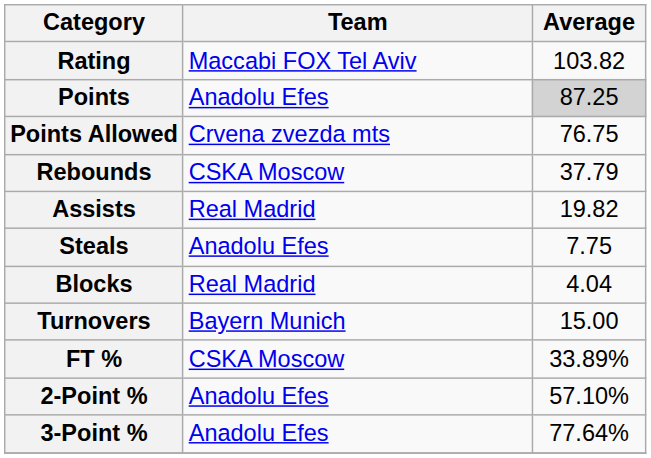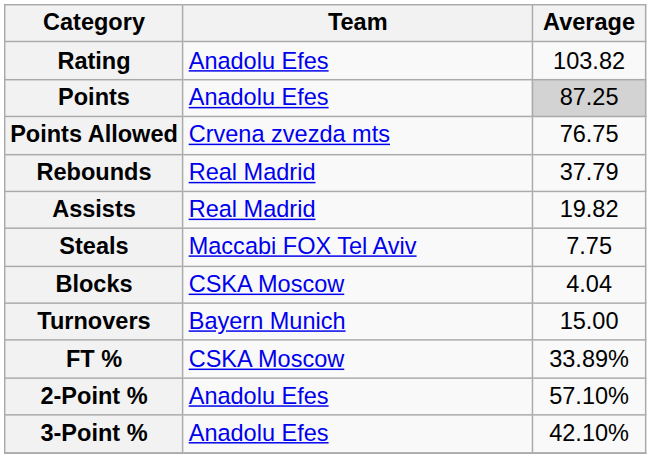(303, 60) Maccabi FOX Tel Aviv -> (259, 60) Anadolu Efes
(266, 172) CSKA Moscow -> (252, 172) Real Madrid
(259, 246) Anadolu Efes -> (303, 246) Maccabi FOX Tel Aviv
(252, 284) Real Madrid -> (266, 284) CSKA Moscow
(589, 433) 77.64% -> (589, 433) 42.10%
